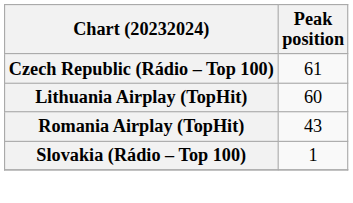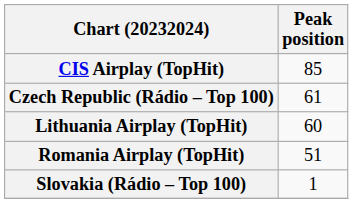+ row: (141, 68)
(313, 126) 43 -> (313, 155) 51
